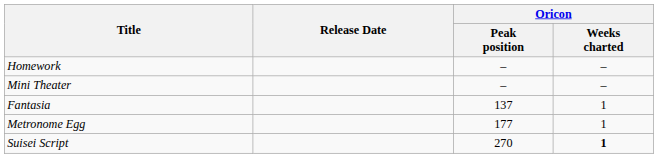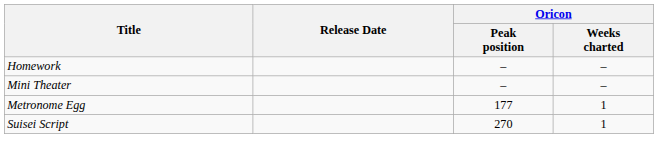- row: (29, 104)
(603, 143) bold -> (603, 124) normal
